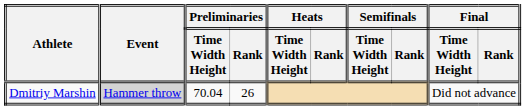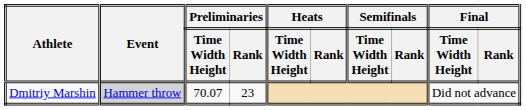(208, 93) 70.04 -> (208, 93) 70.07
(248, 93) 26 -> (248, 93) 23
